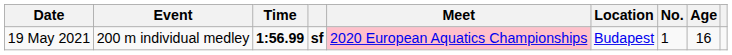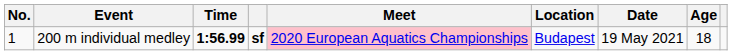columns swapped: (672, 15) <-> (49, 15)
(704, 38) 16 -> (704, 38) 18
